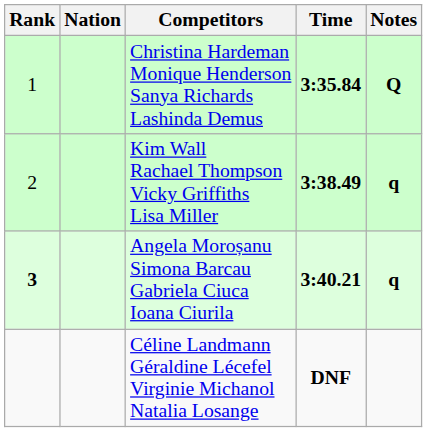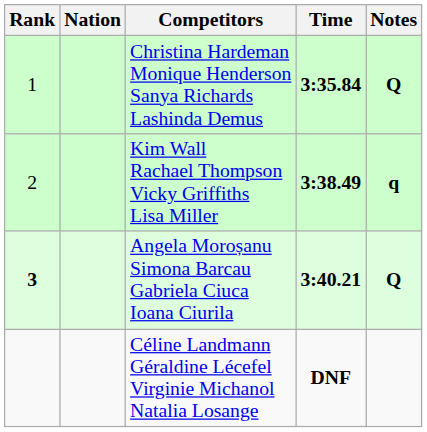(394, 279) q -> (394, 279) Q
